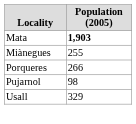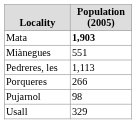(75, 52) 255 -> (80, 52) 551
+ row: (32, 67)
